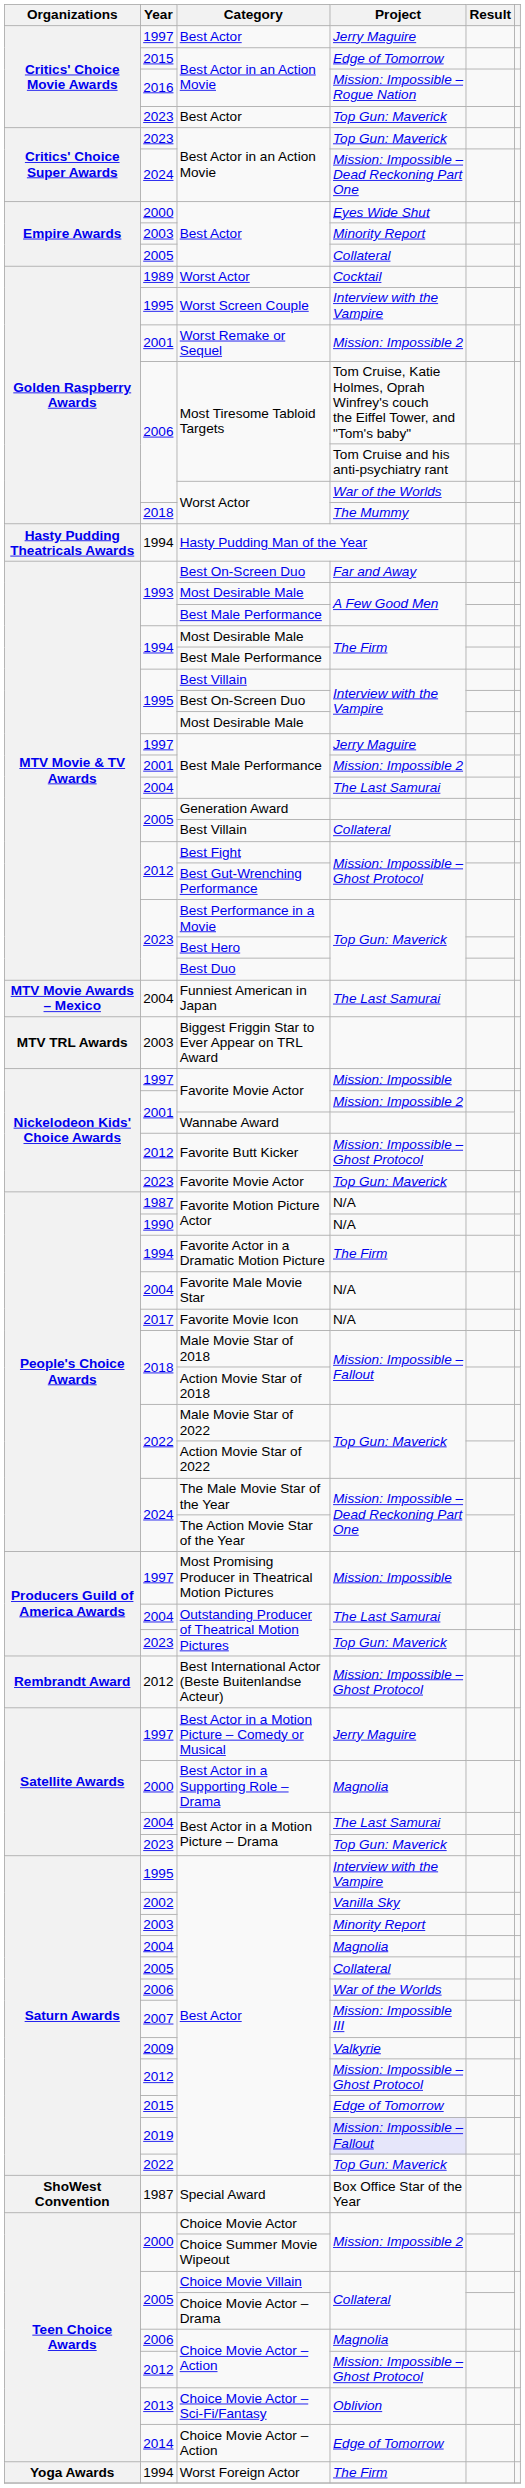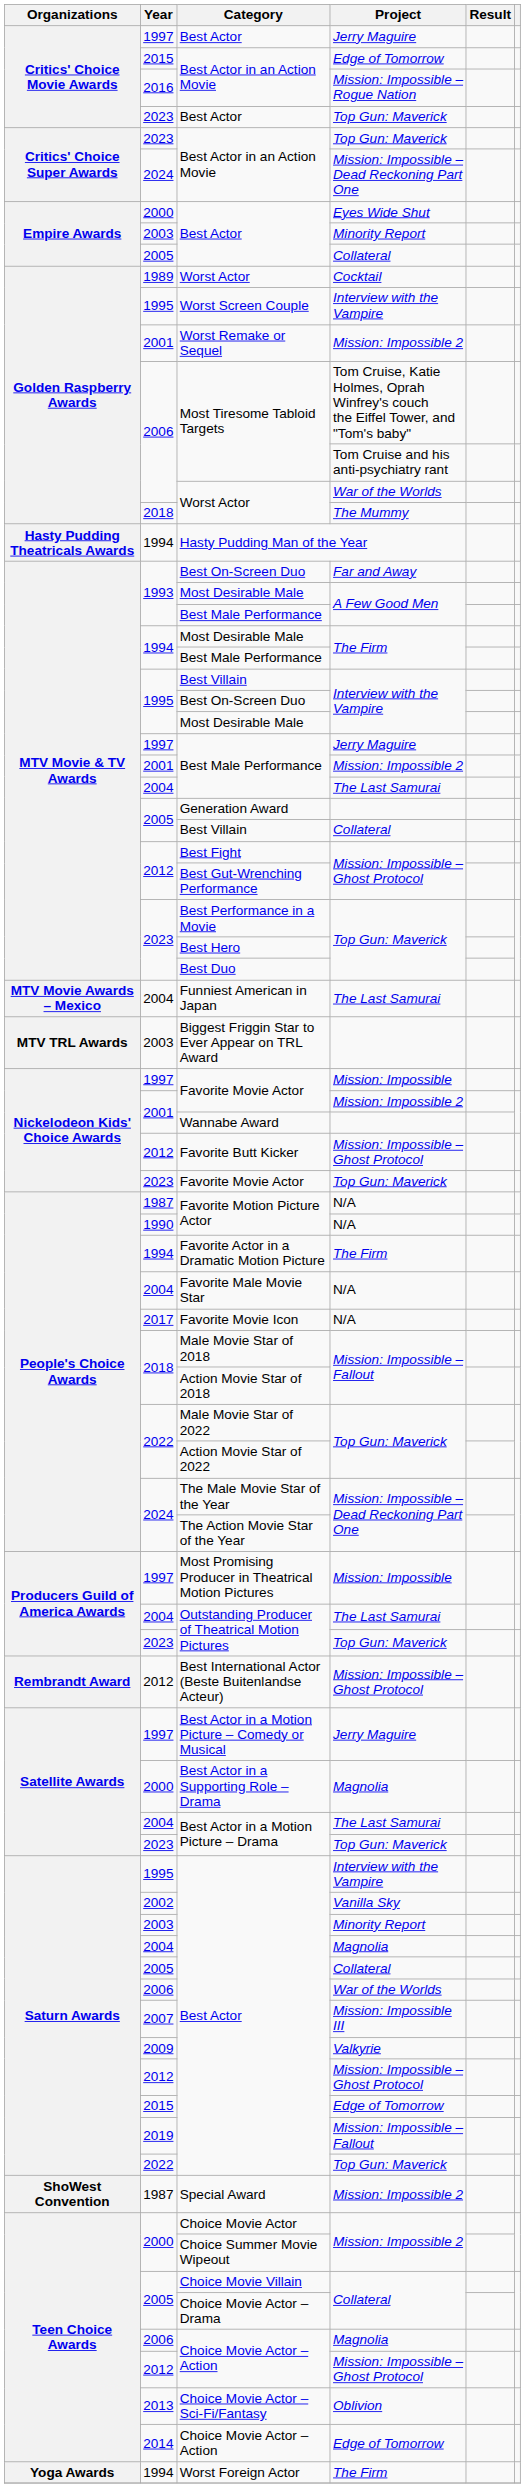(398, 2135) lavender background -> (398, 2135) no background
(398, 2194) Box Office Star of the Year -> (398, 2194) Mission: Impossible 2
